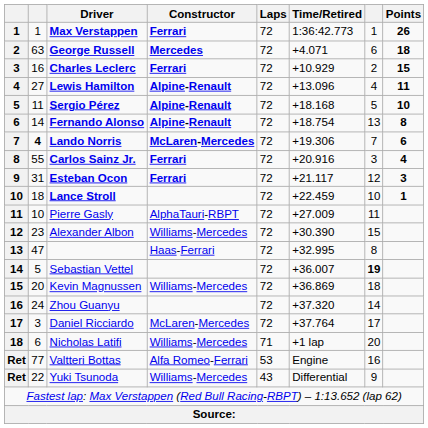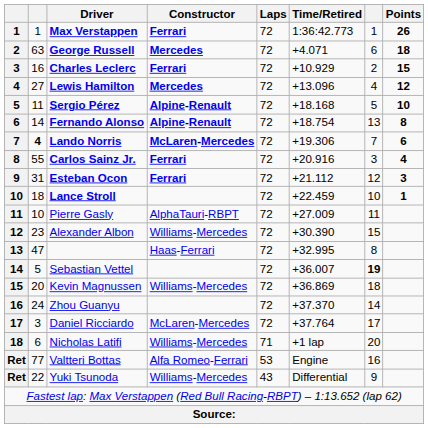(190, 86) Alpine-Renault -> (176, 86) Mercedes
(403, 86) 11 -> (403, 86) 12
(313, 177) +21.117 -> (313, 177) +21.112
(313, 305) +37.320 -> (313, 305) +37.370
